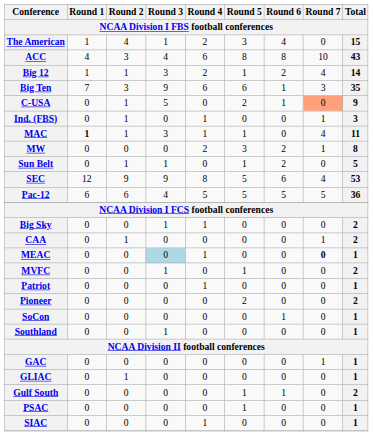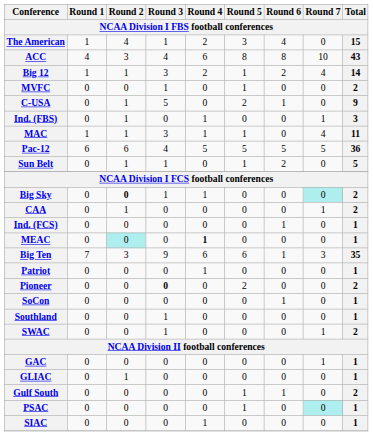rows swapped: (36, 88) <-> (36, 270)
(323, 103) lightsalmon background -> (323, 103) no background
(87, 133) bold -> (87, 133) normal
- row: (36, 149)
rows swapped: (36, 194) <-> (36, 164)
- row: (36, 179)
(126, 225) normal -> (126, 194) bold
(323, 225) no background -> (323, 194) paleturquoise background
+ row: (36, 225)
(126, 255) no background -> (126, 240) paleturquoise background
(166, 255) lightblue background -> (166, 240) no background
(205, 255) normal -> (205, 240) bold
(323, 255) bold -> (323, 240) normal
(166, 301) normal -> (166, 286) bold
+ row: (36, 331)
(323, 407) no background -> (323, 407) paleturquoise background
